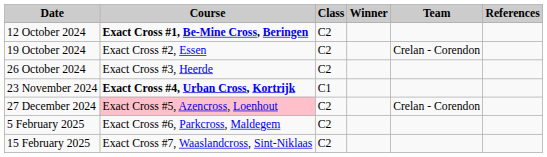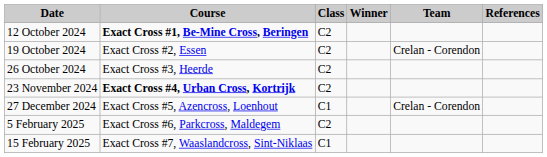(325, 87) C1 -> (325, 87) C2
(190, 106) pink background -> (190, 106) no background
(325, 106) C2 -> (325, 106) C1
(325, 143) C2 -> (325, 143) C1
